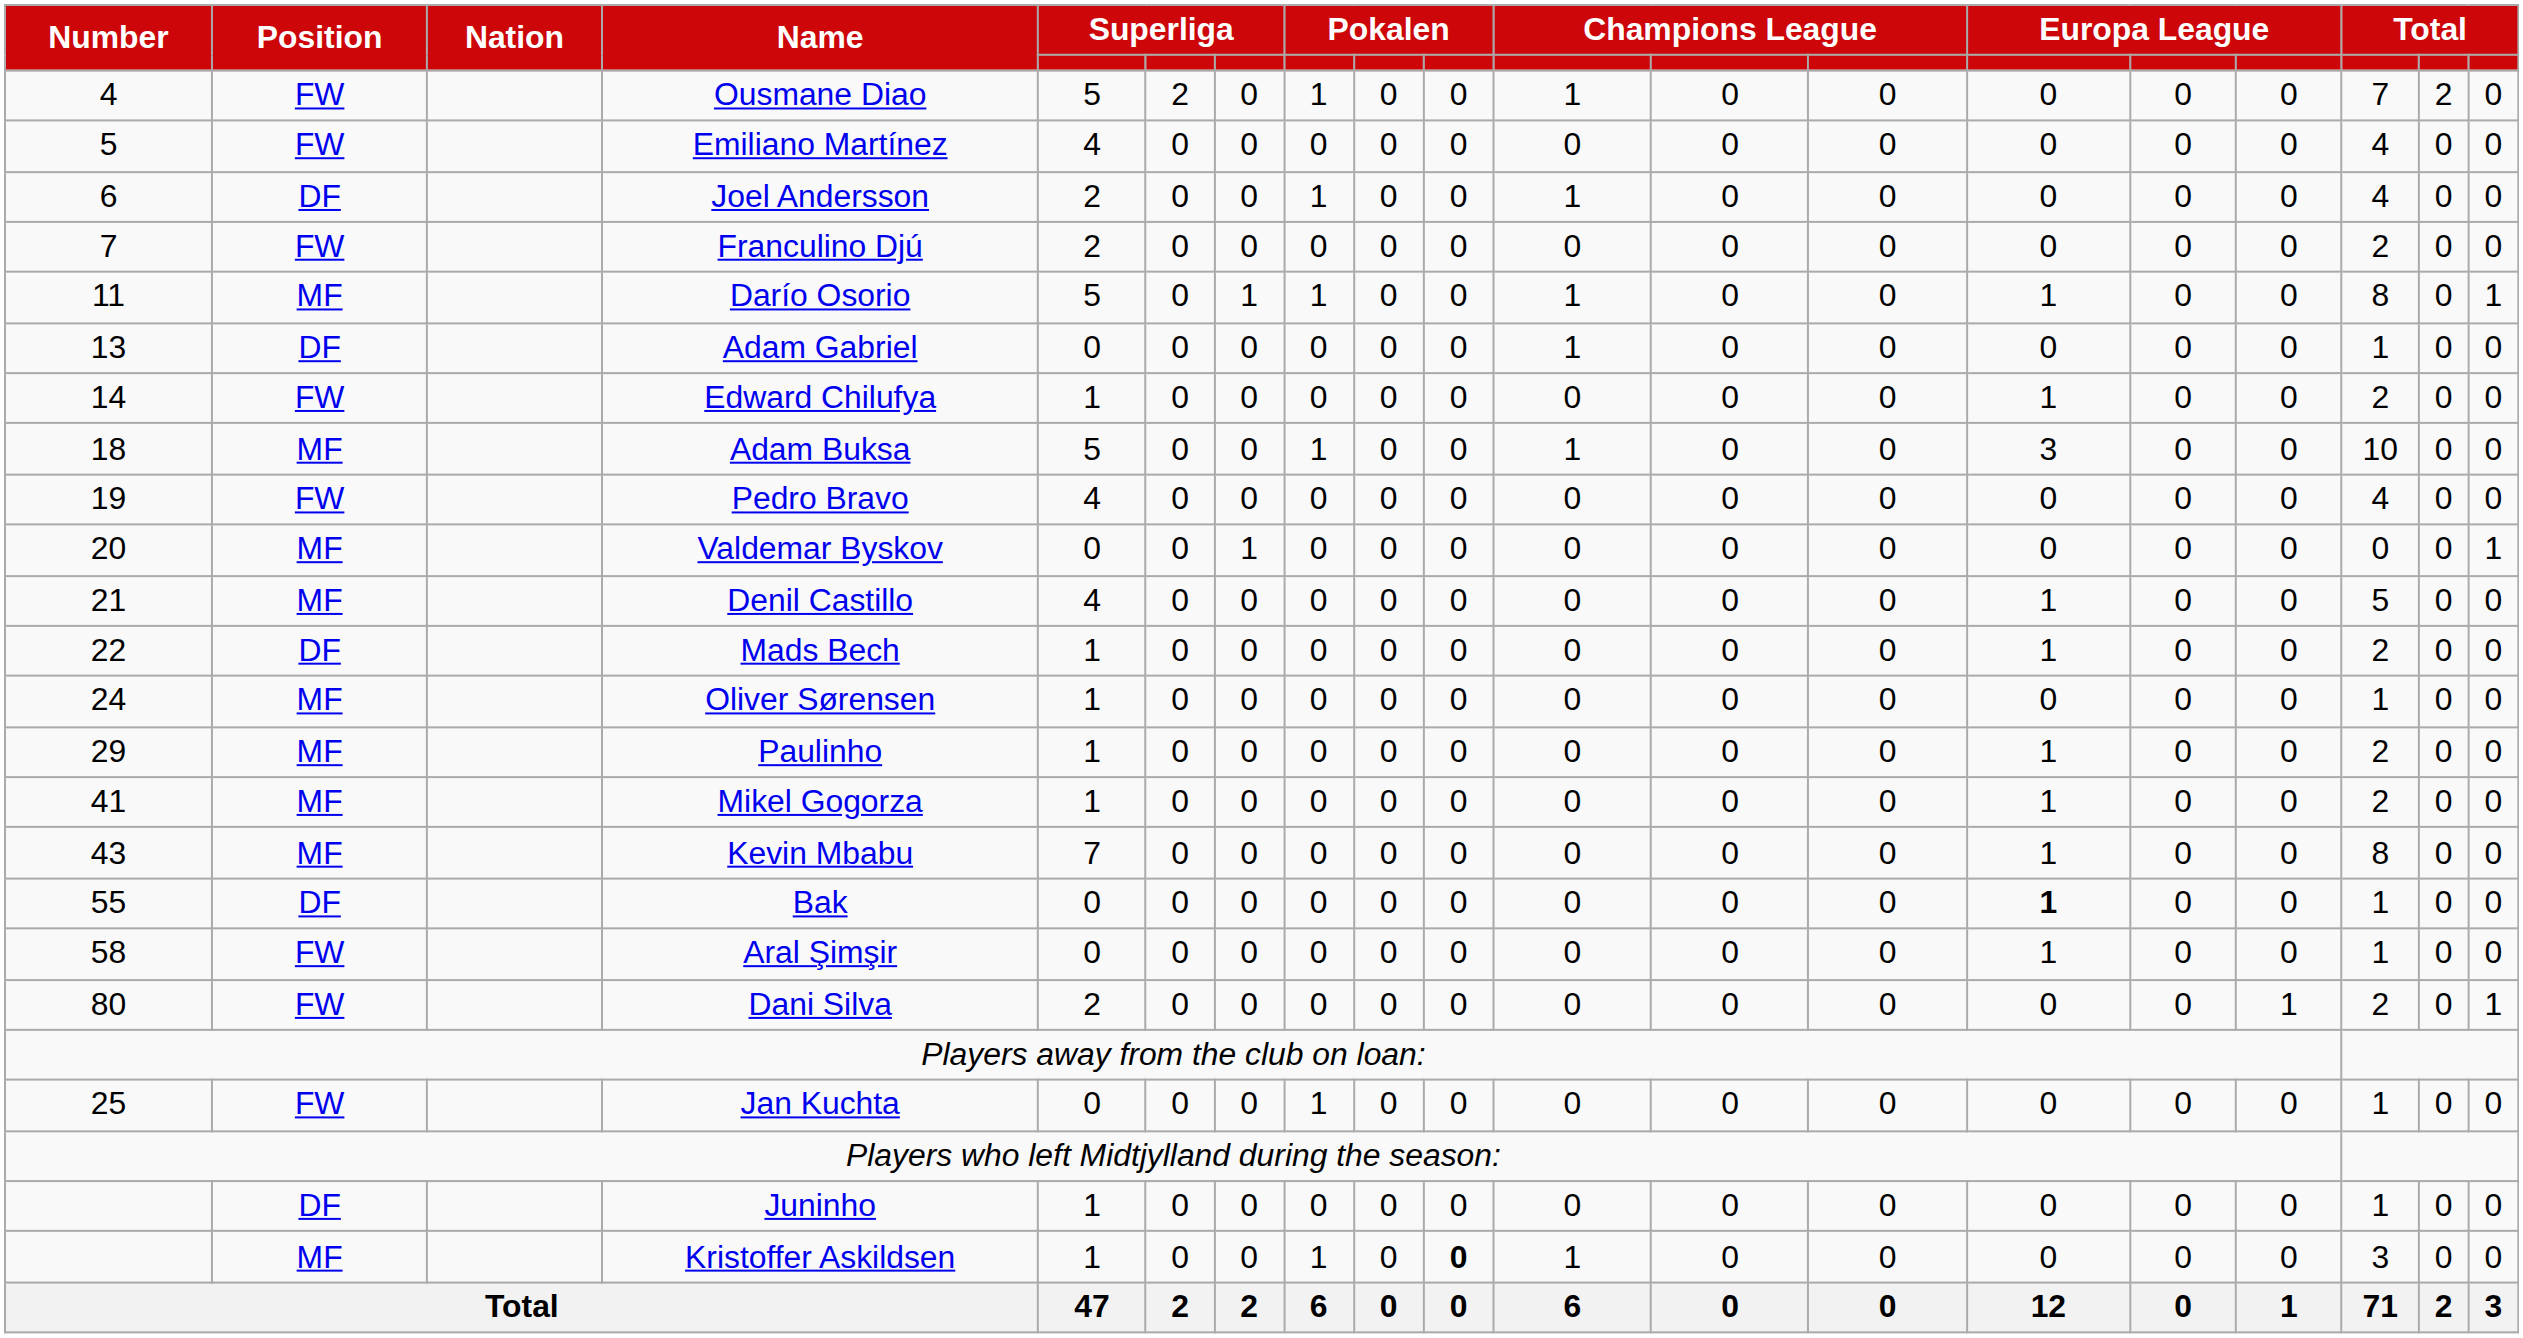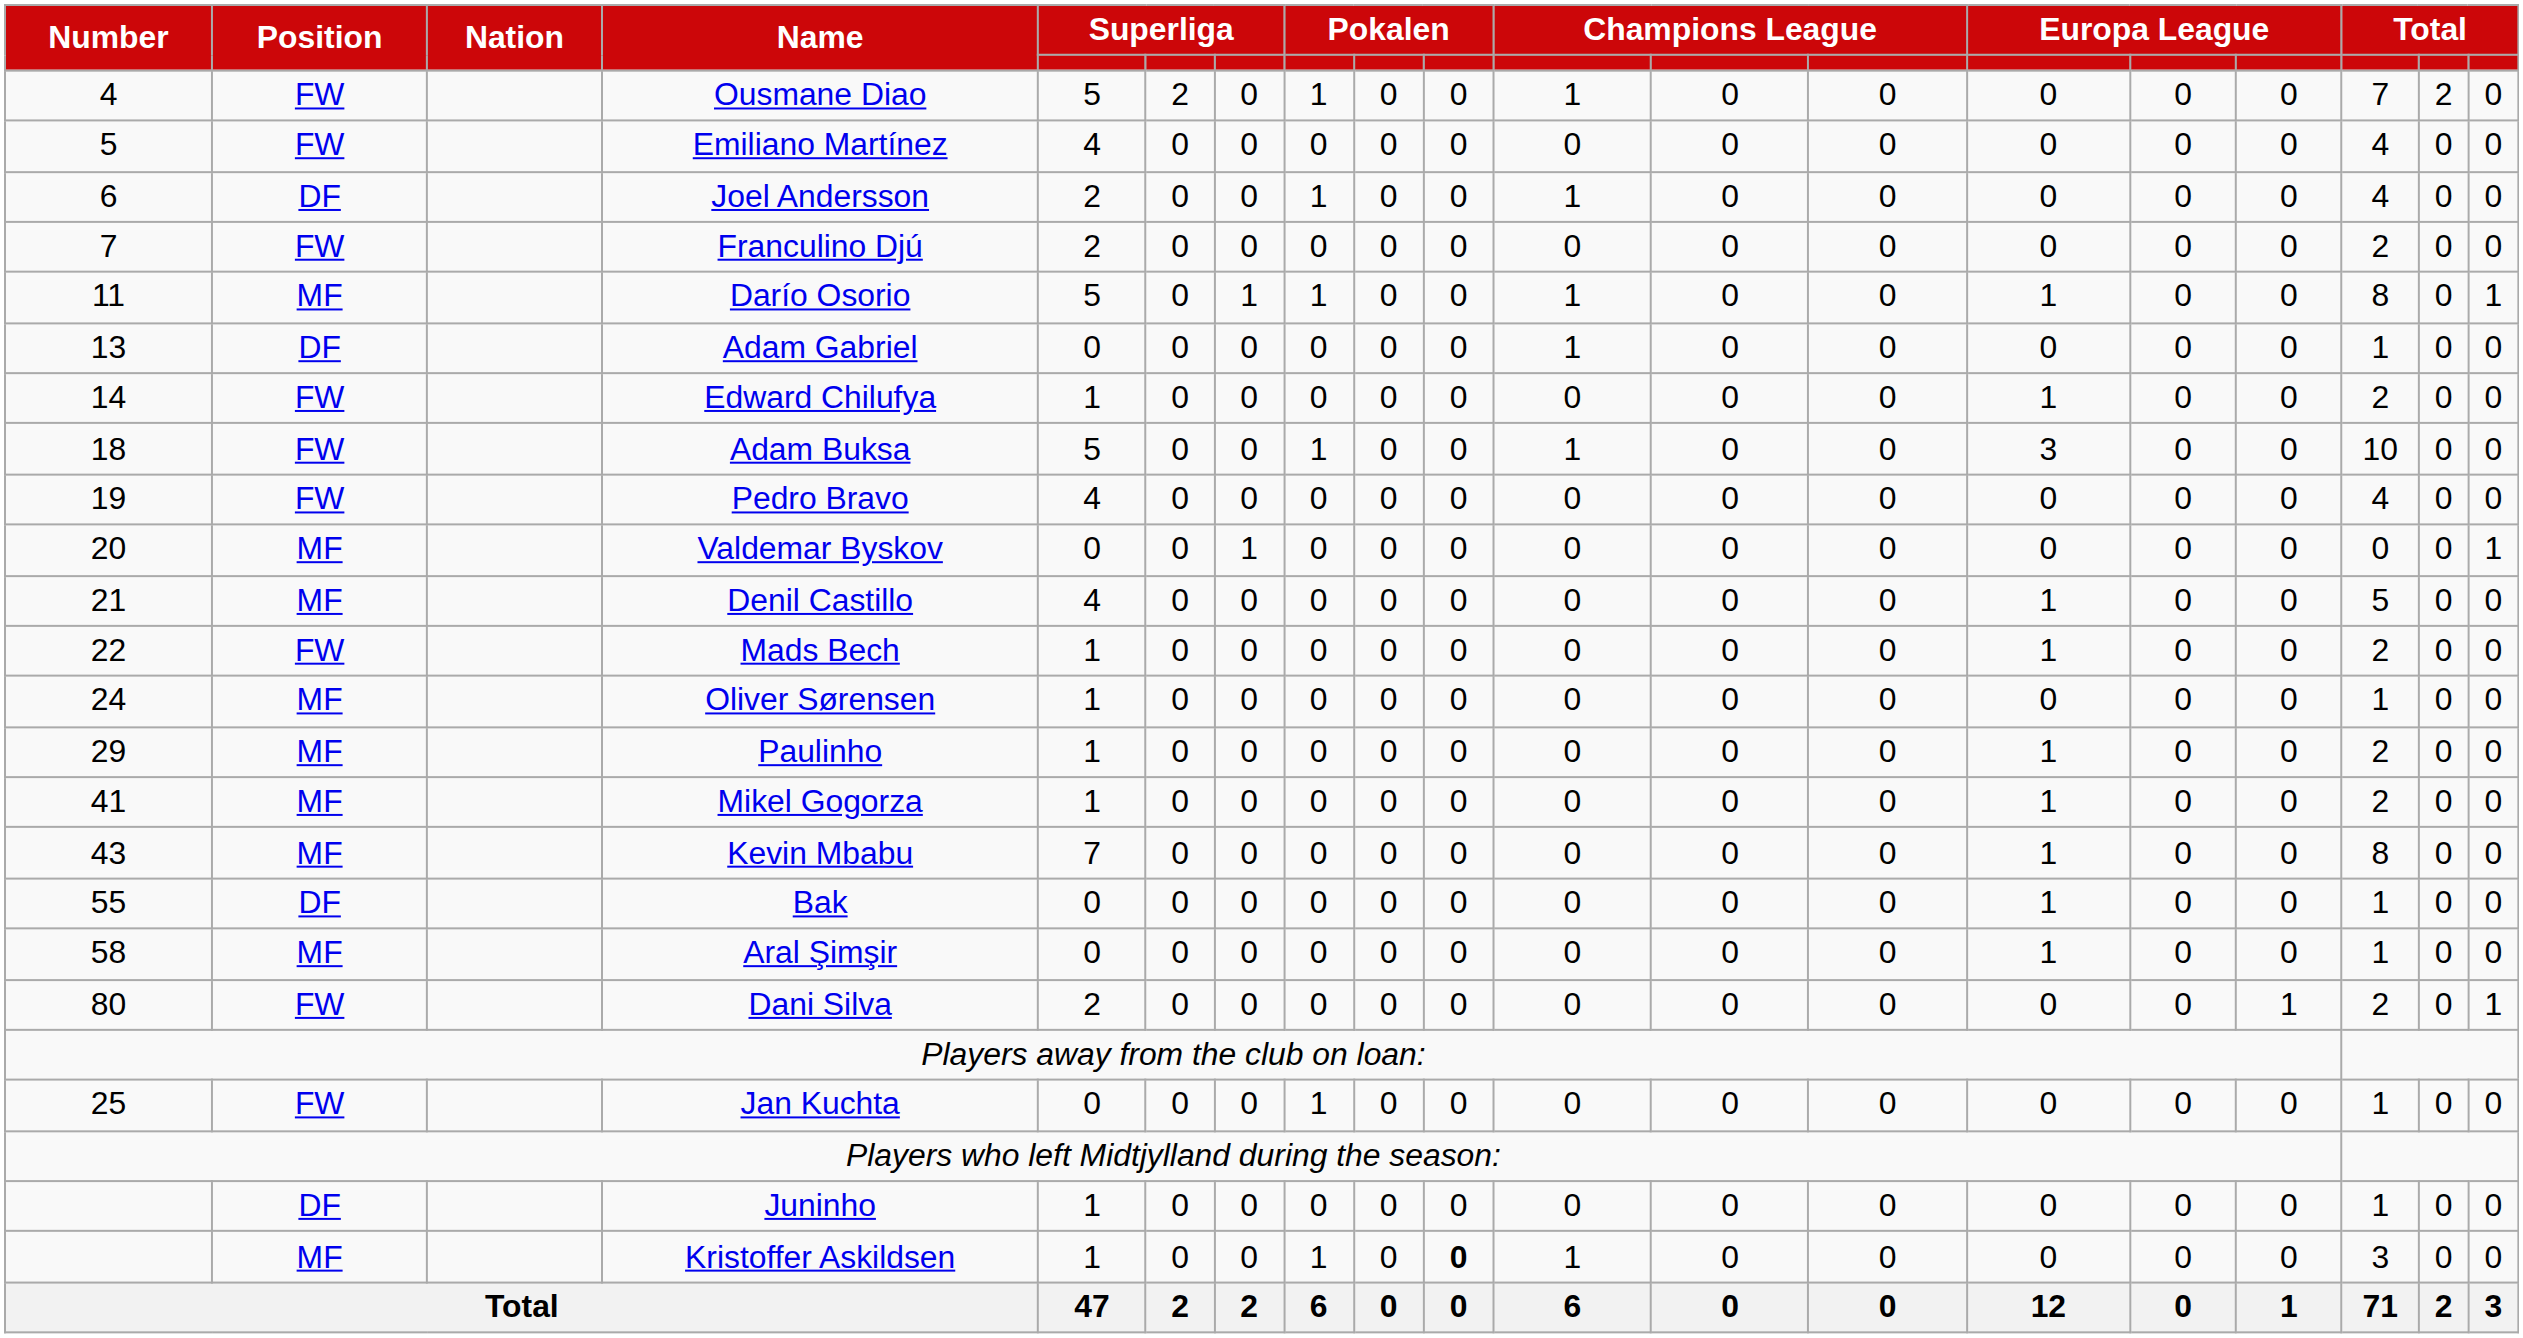(320, 448) MF -> (320, 448) FW
(320, 650) DF -> (320, 650) FW
(2048, 902) bold -> (2048, 902) normal
(320, 953) FW -> (320, 953) MF
